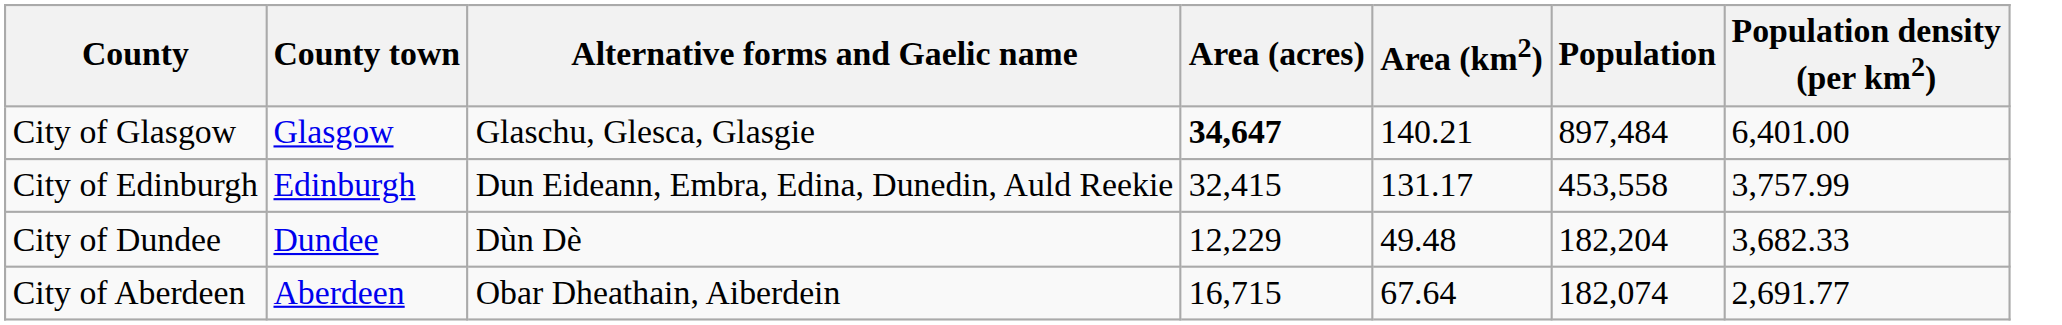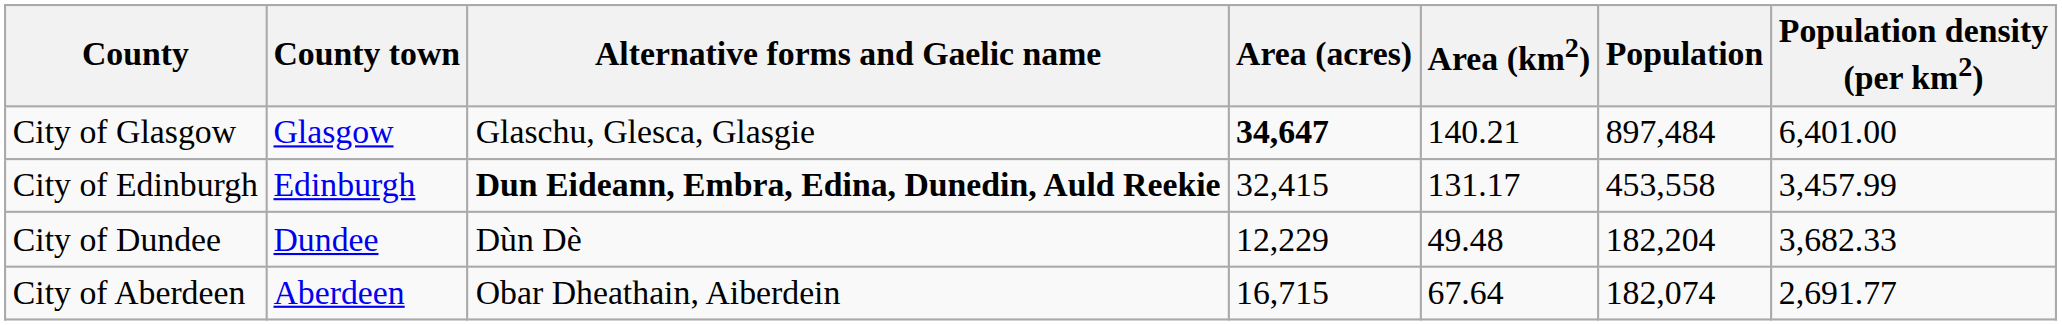(824, 185) normal -> (848, 185) bold
(1791, 185) 3,757.99 -> (1838, 185) 3,457.99
